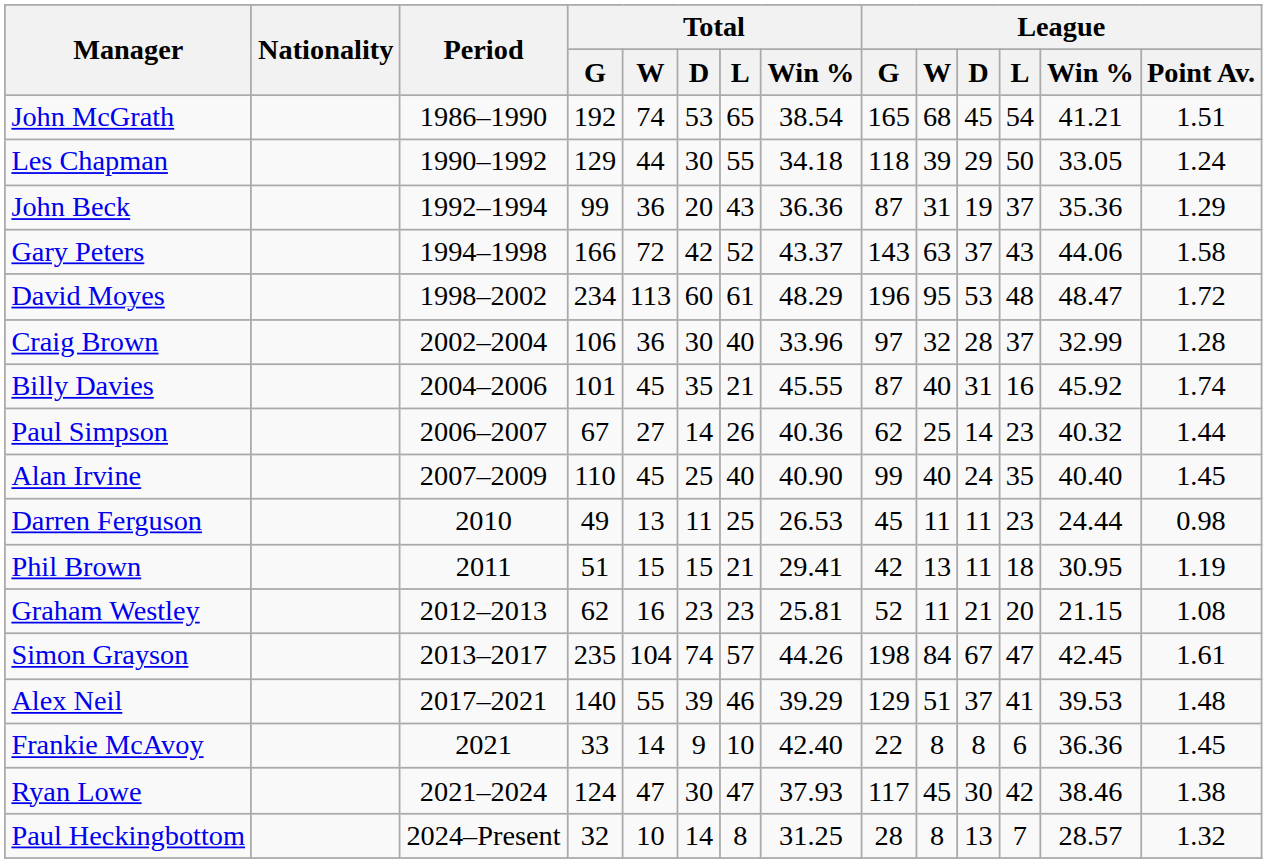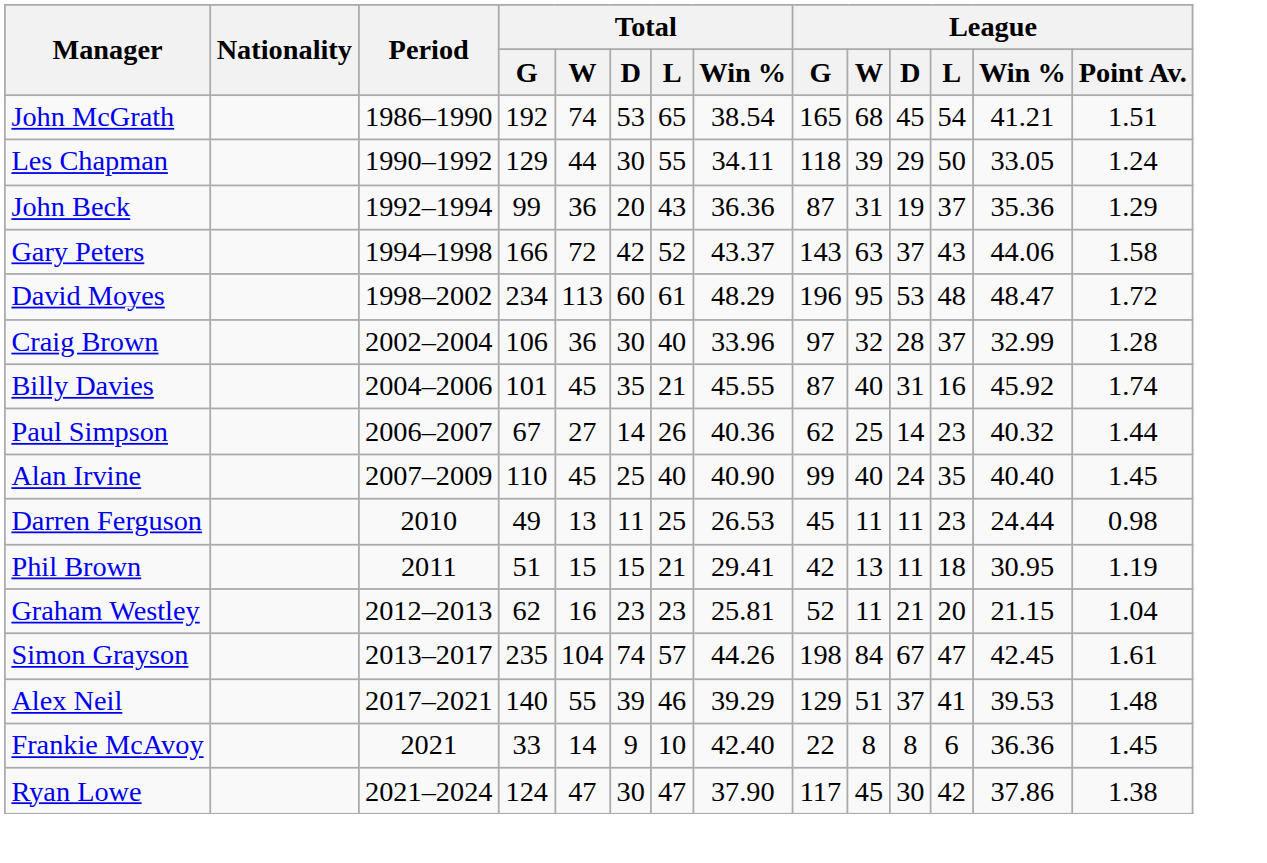(811, 161) 34.18 -> (743, 161) 34.11
(1201, 610) 1.08 -> (1133, 610) 1.04
(811, 790) 37.93 -> (743, 790) 37.90
(1090, 790) 38.46 -> (1022, 790) 37.86
- row: (128, 835)
